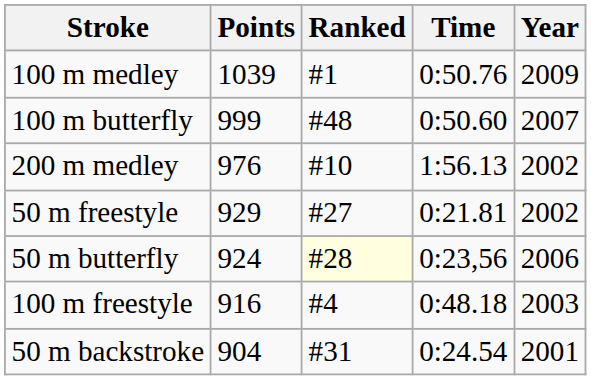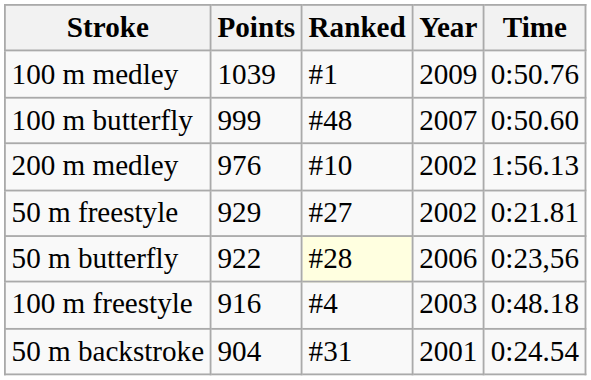columns swapped: (463, 27) <-> (550, 27)
(239, 258) 924 -> (239, 258) 922
